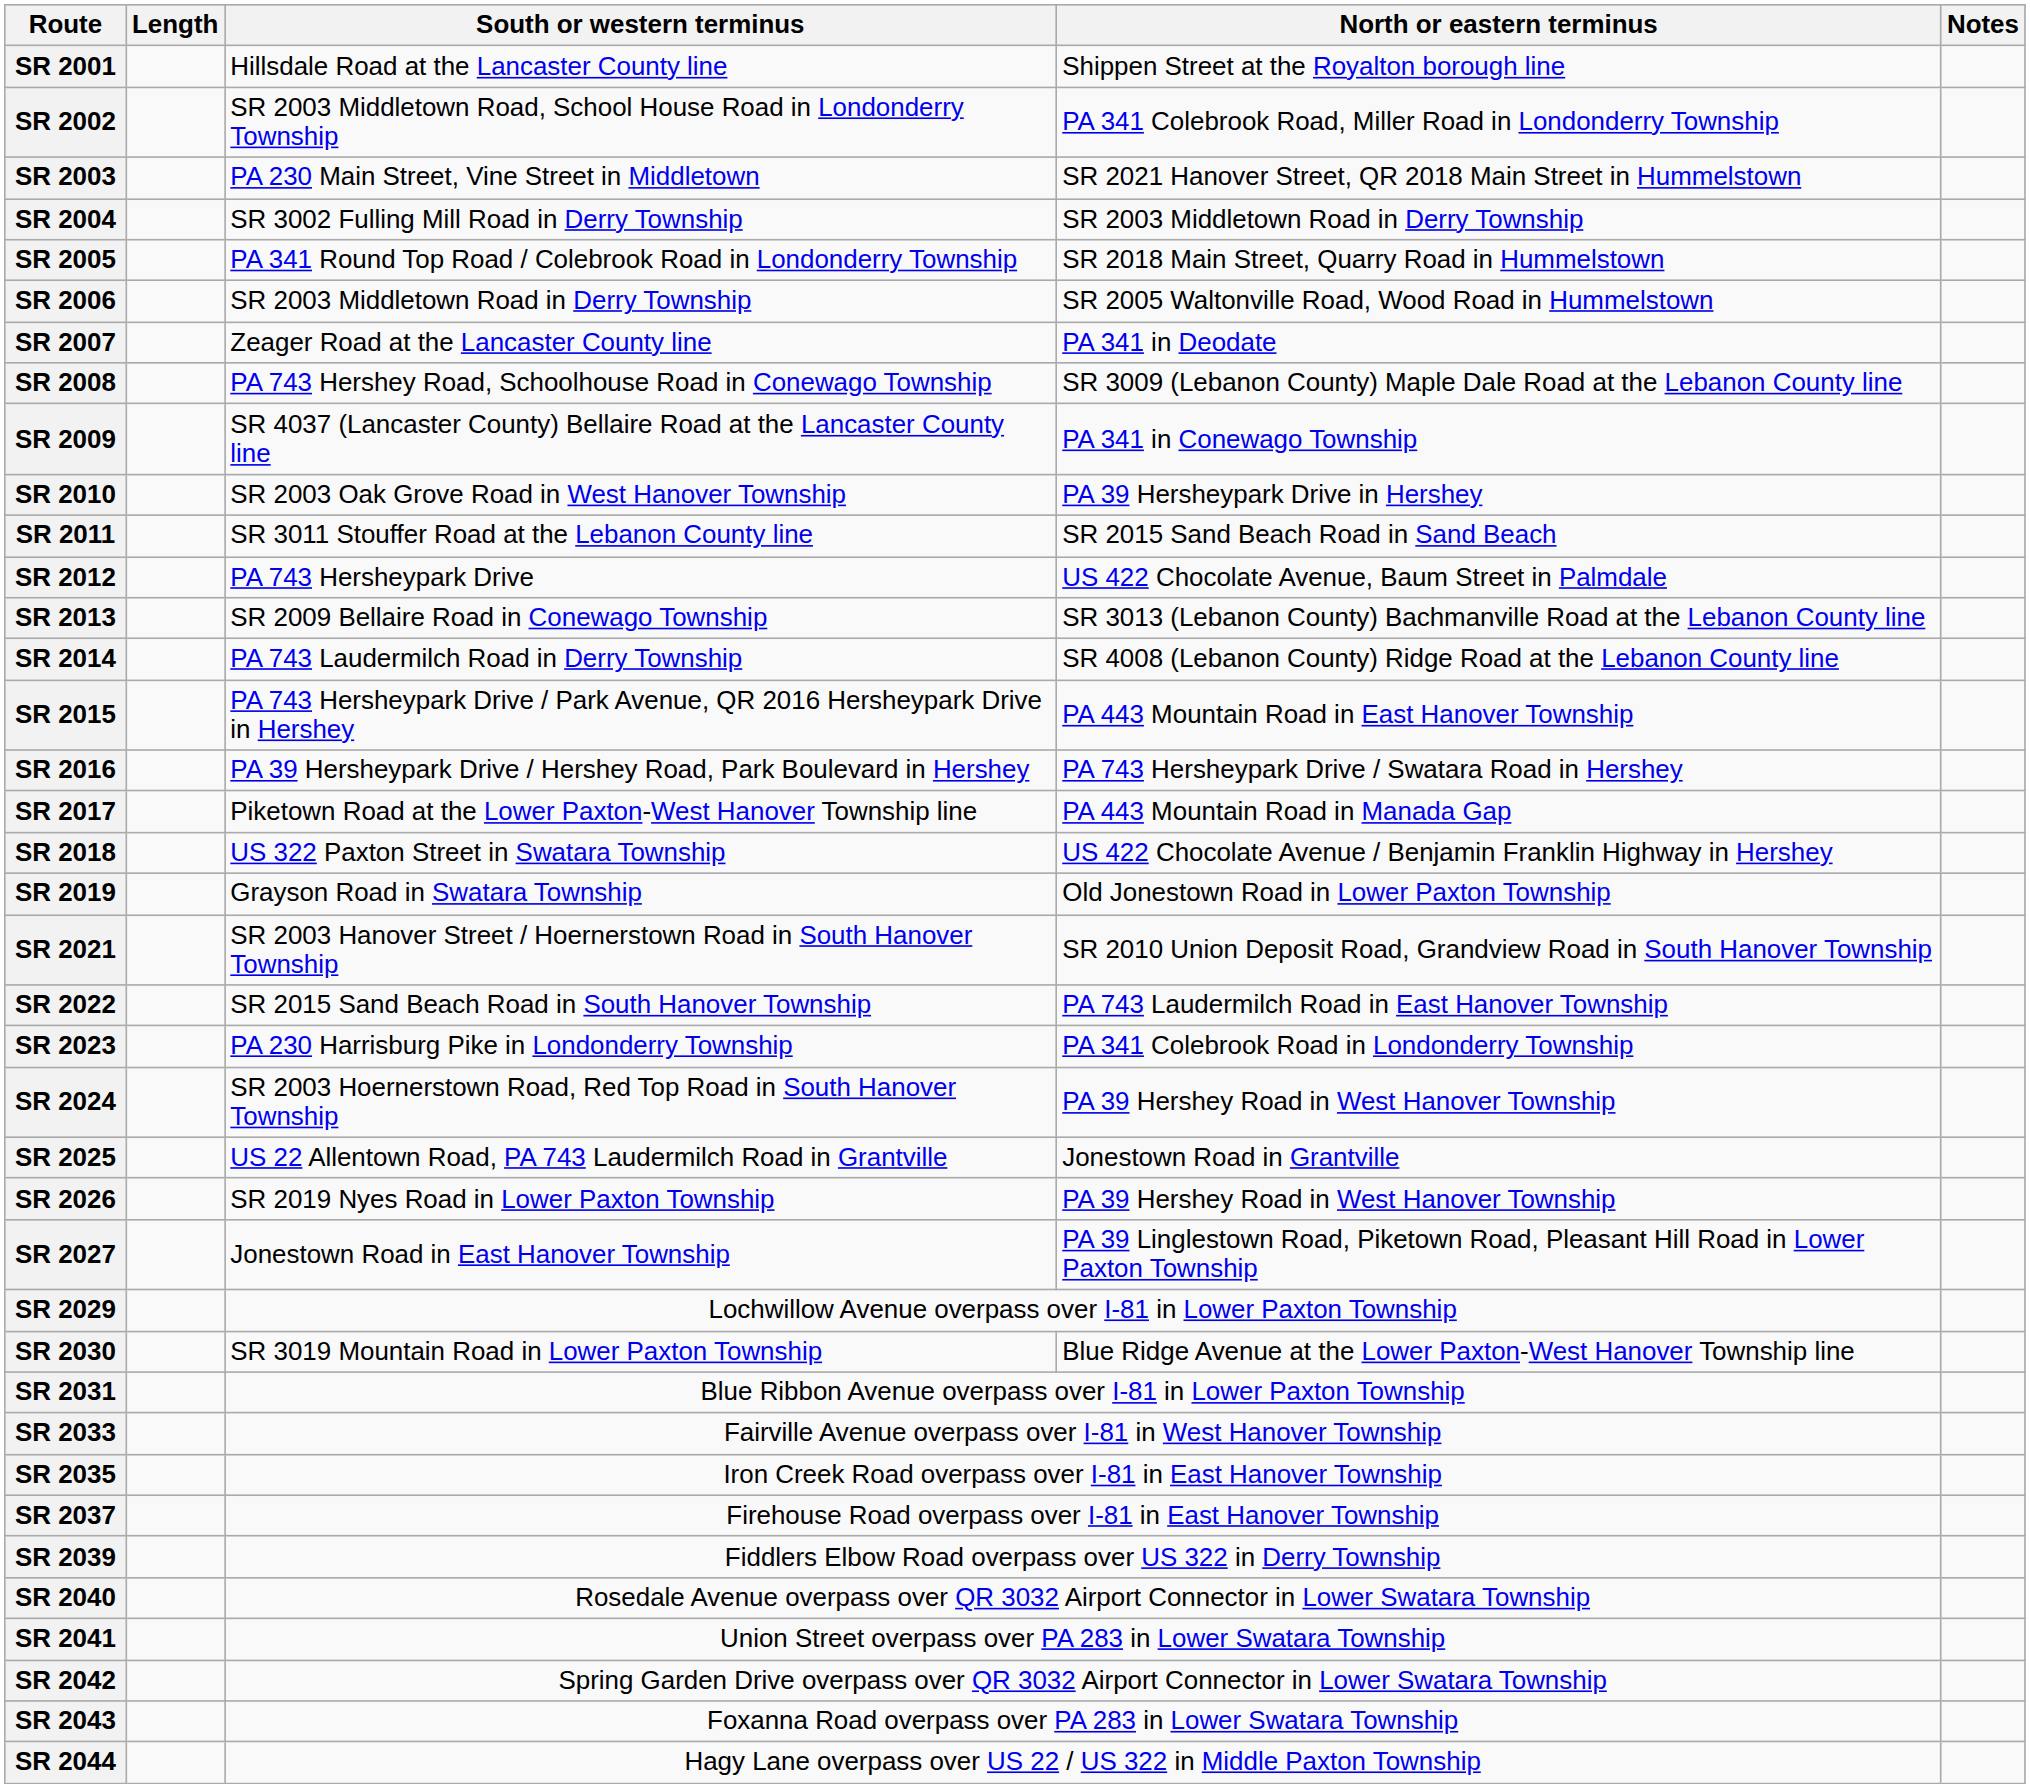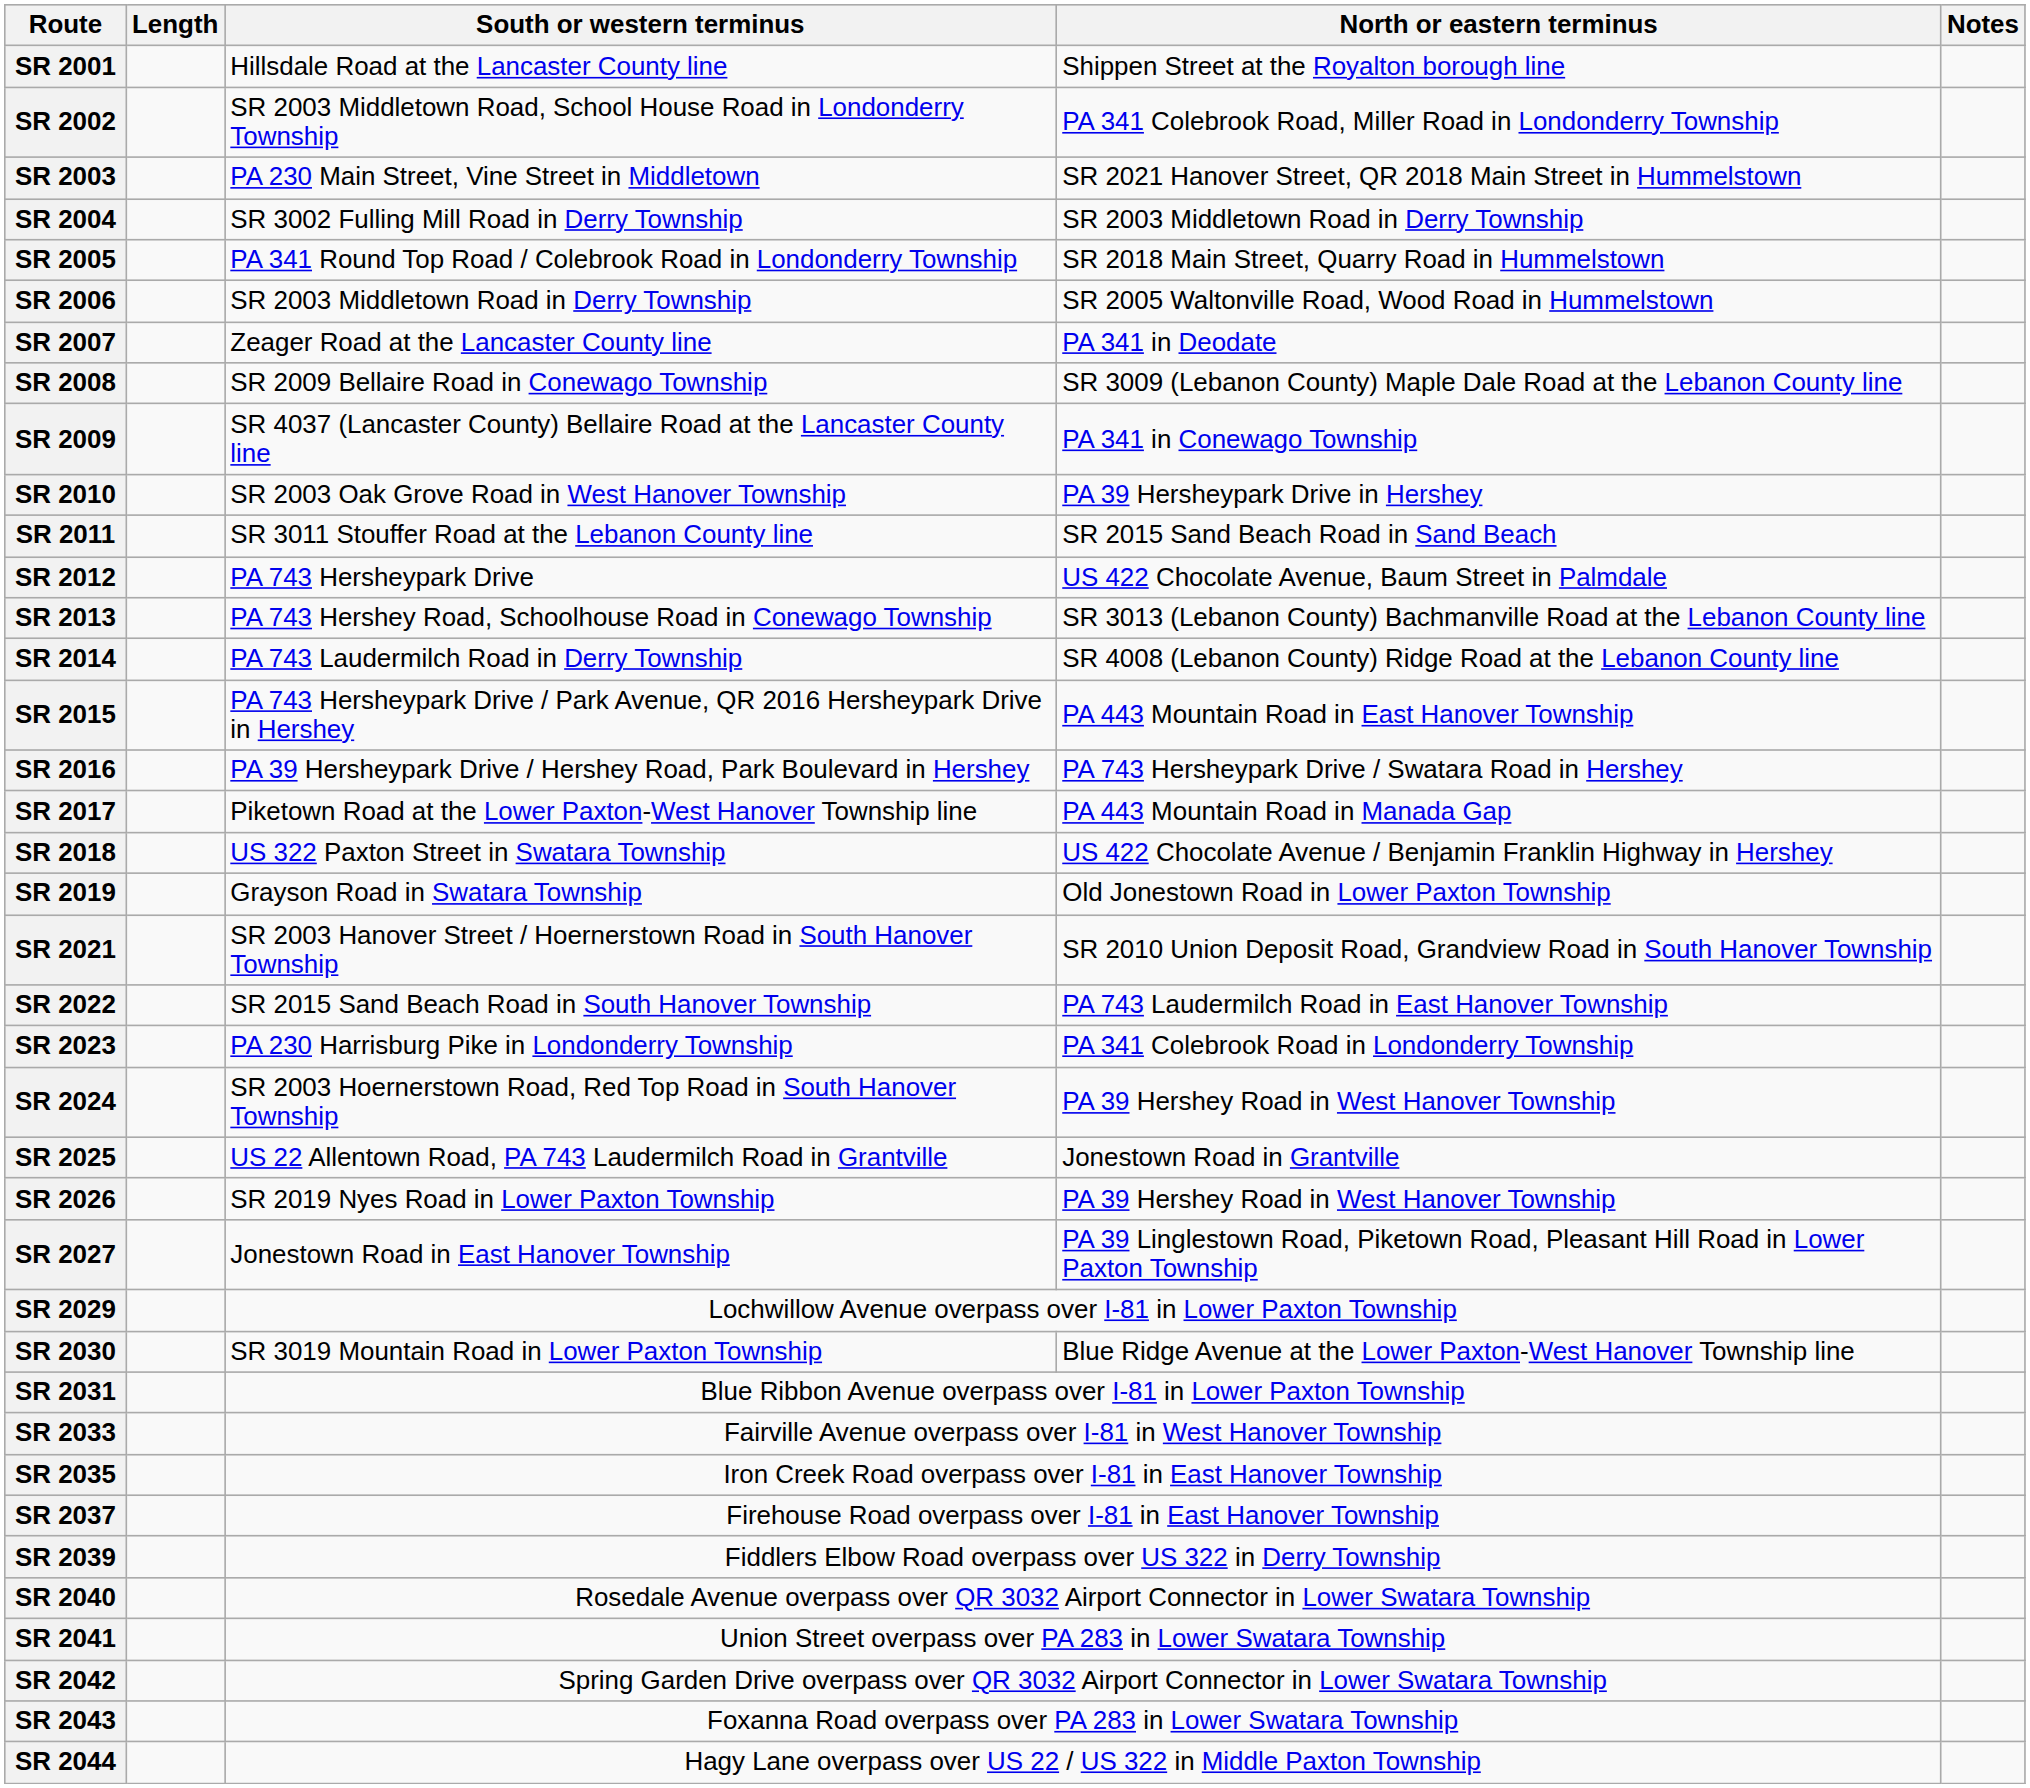(611, 383) PA 743 Hershey Road, Schoolhouse Road in Conewago Township -> (499, 383) SR 2009 Bellaire Road in Conewago Township
(499, 617) SR 2009 Bellaire Road in Conewago Township -> (611, 617) PA 743 Hershey Road, Schoolhouse Road in Conewago Township
